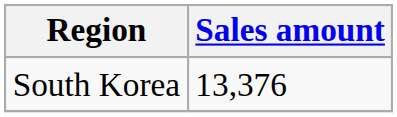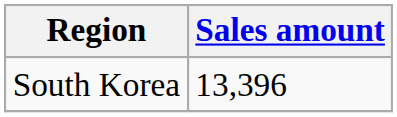(241, 83) 13,376 -> (241, 83) 13,396
